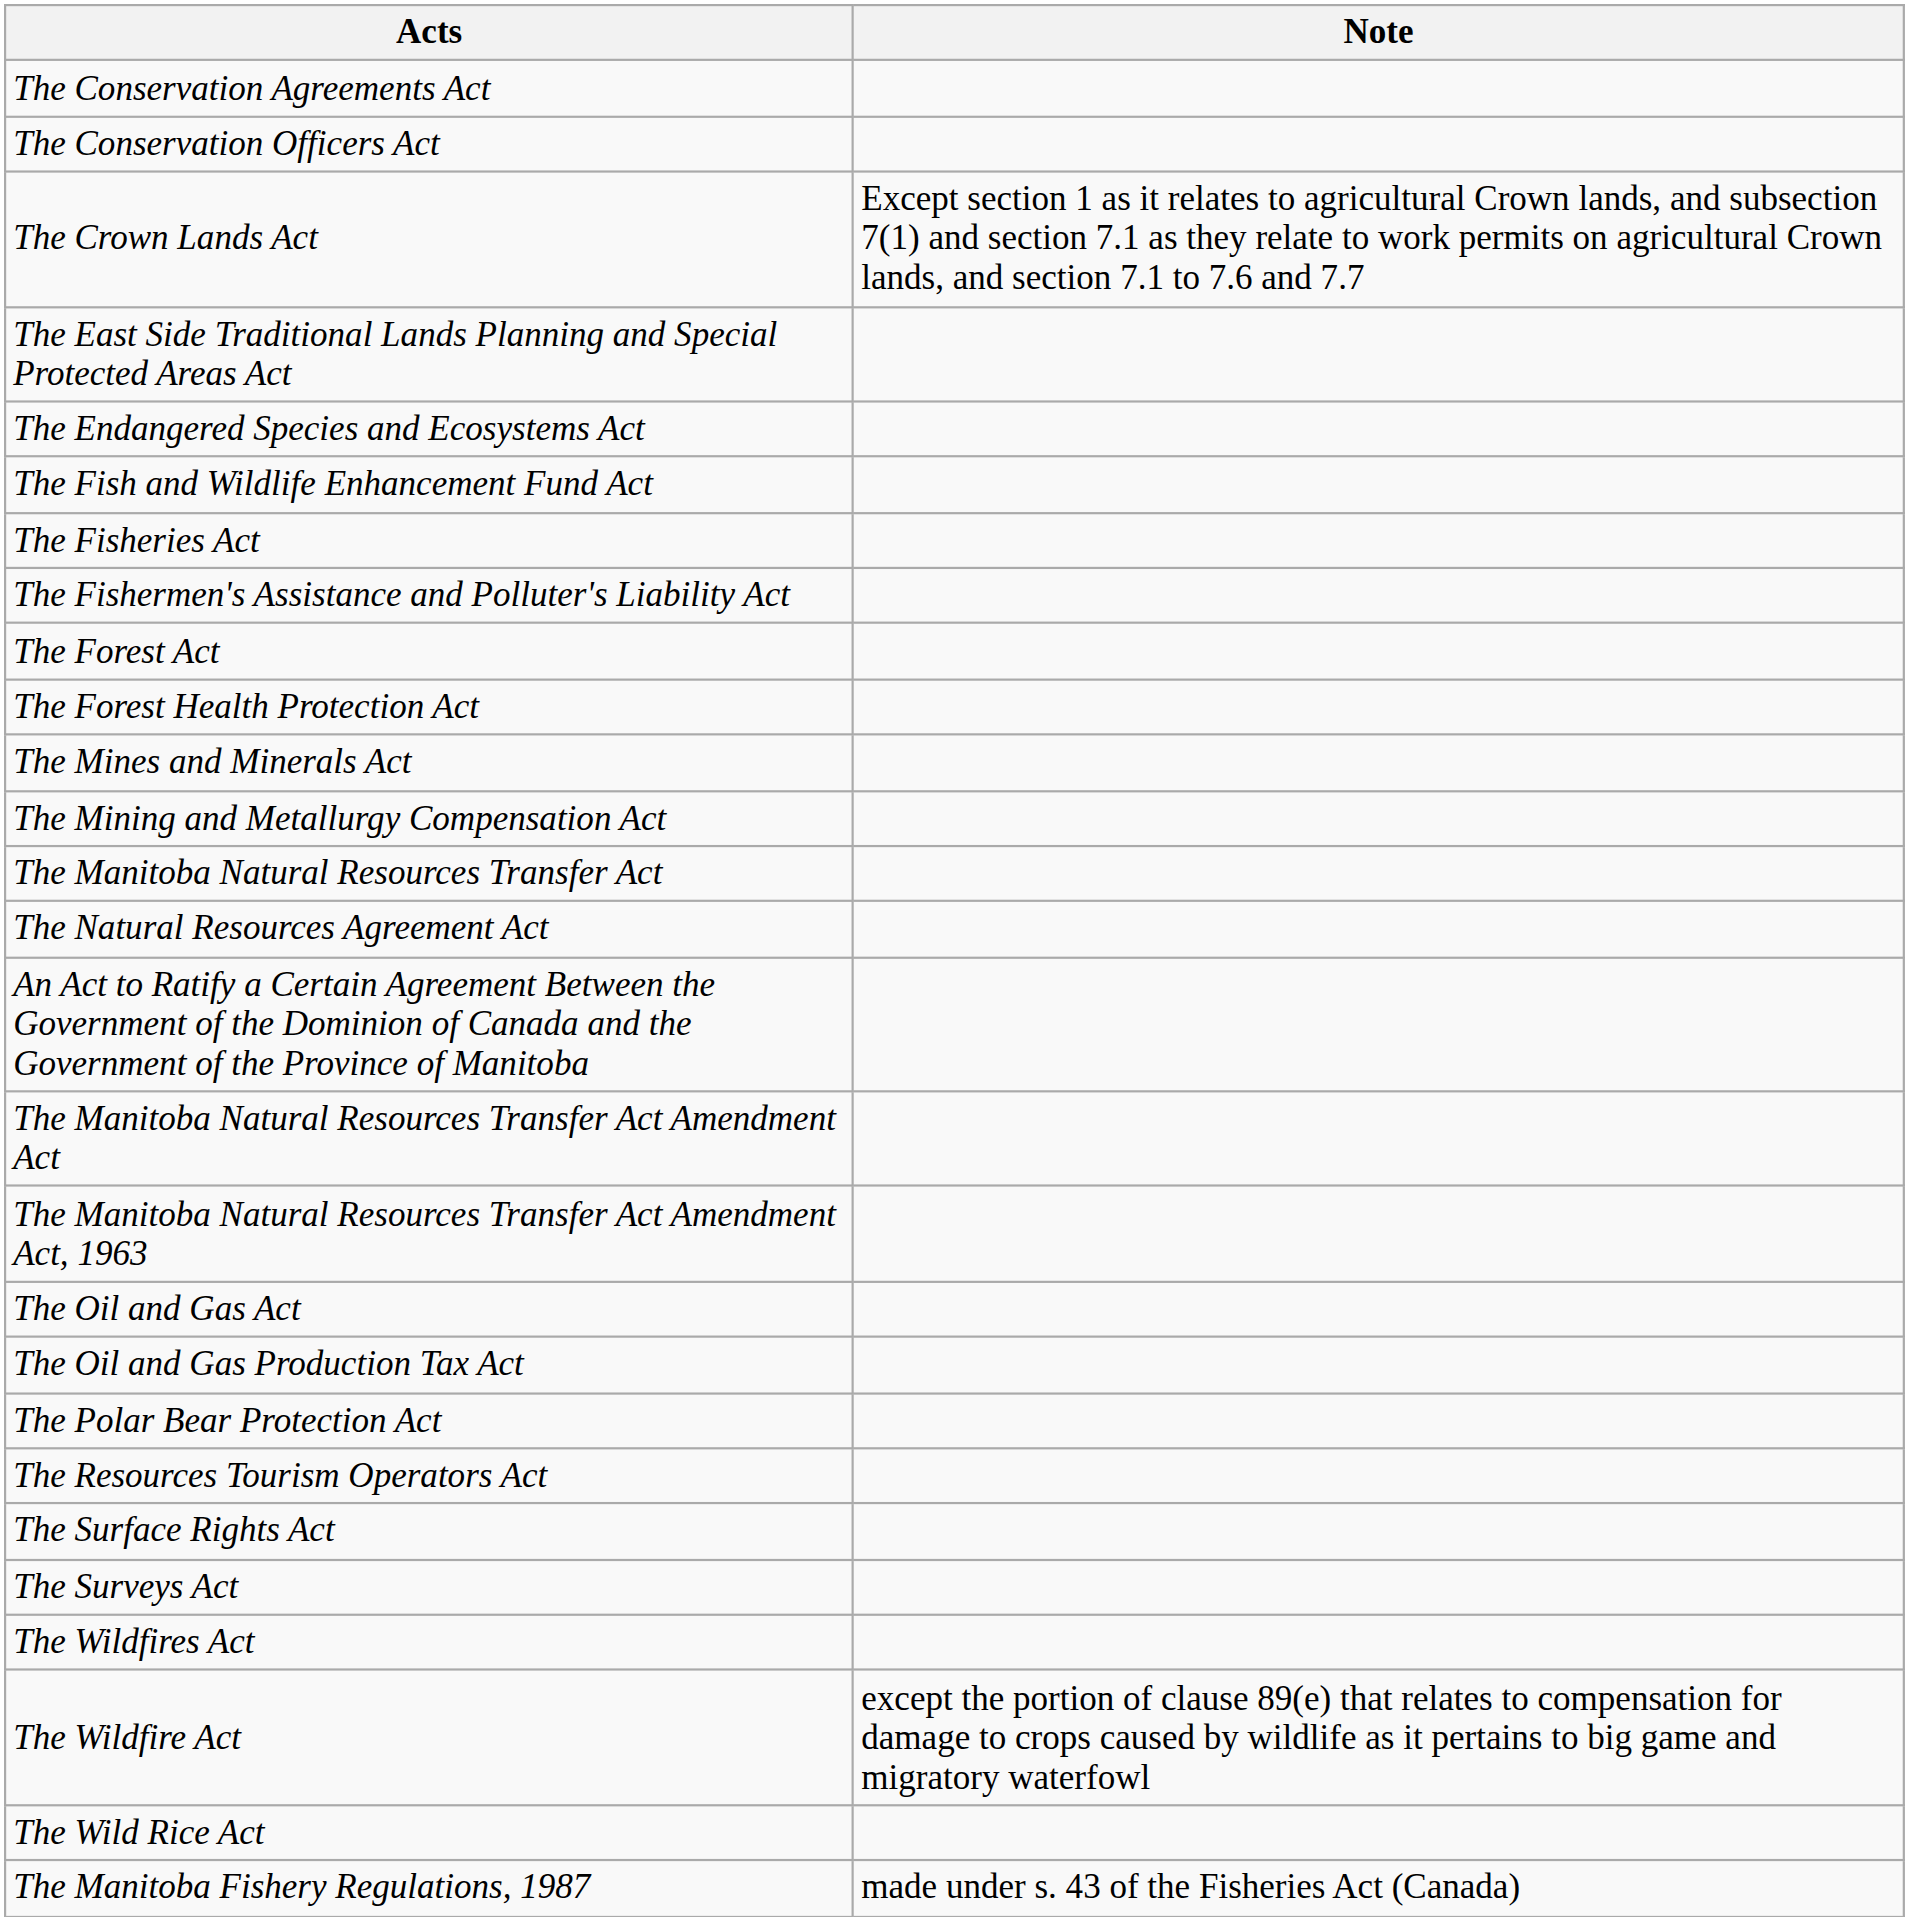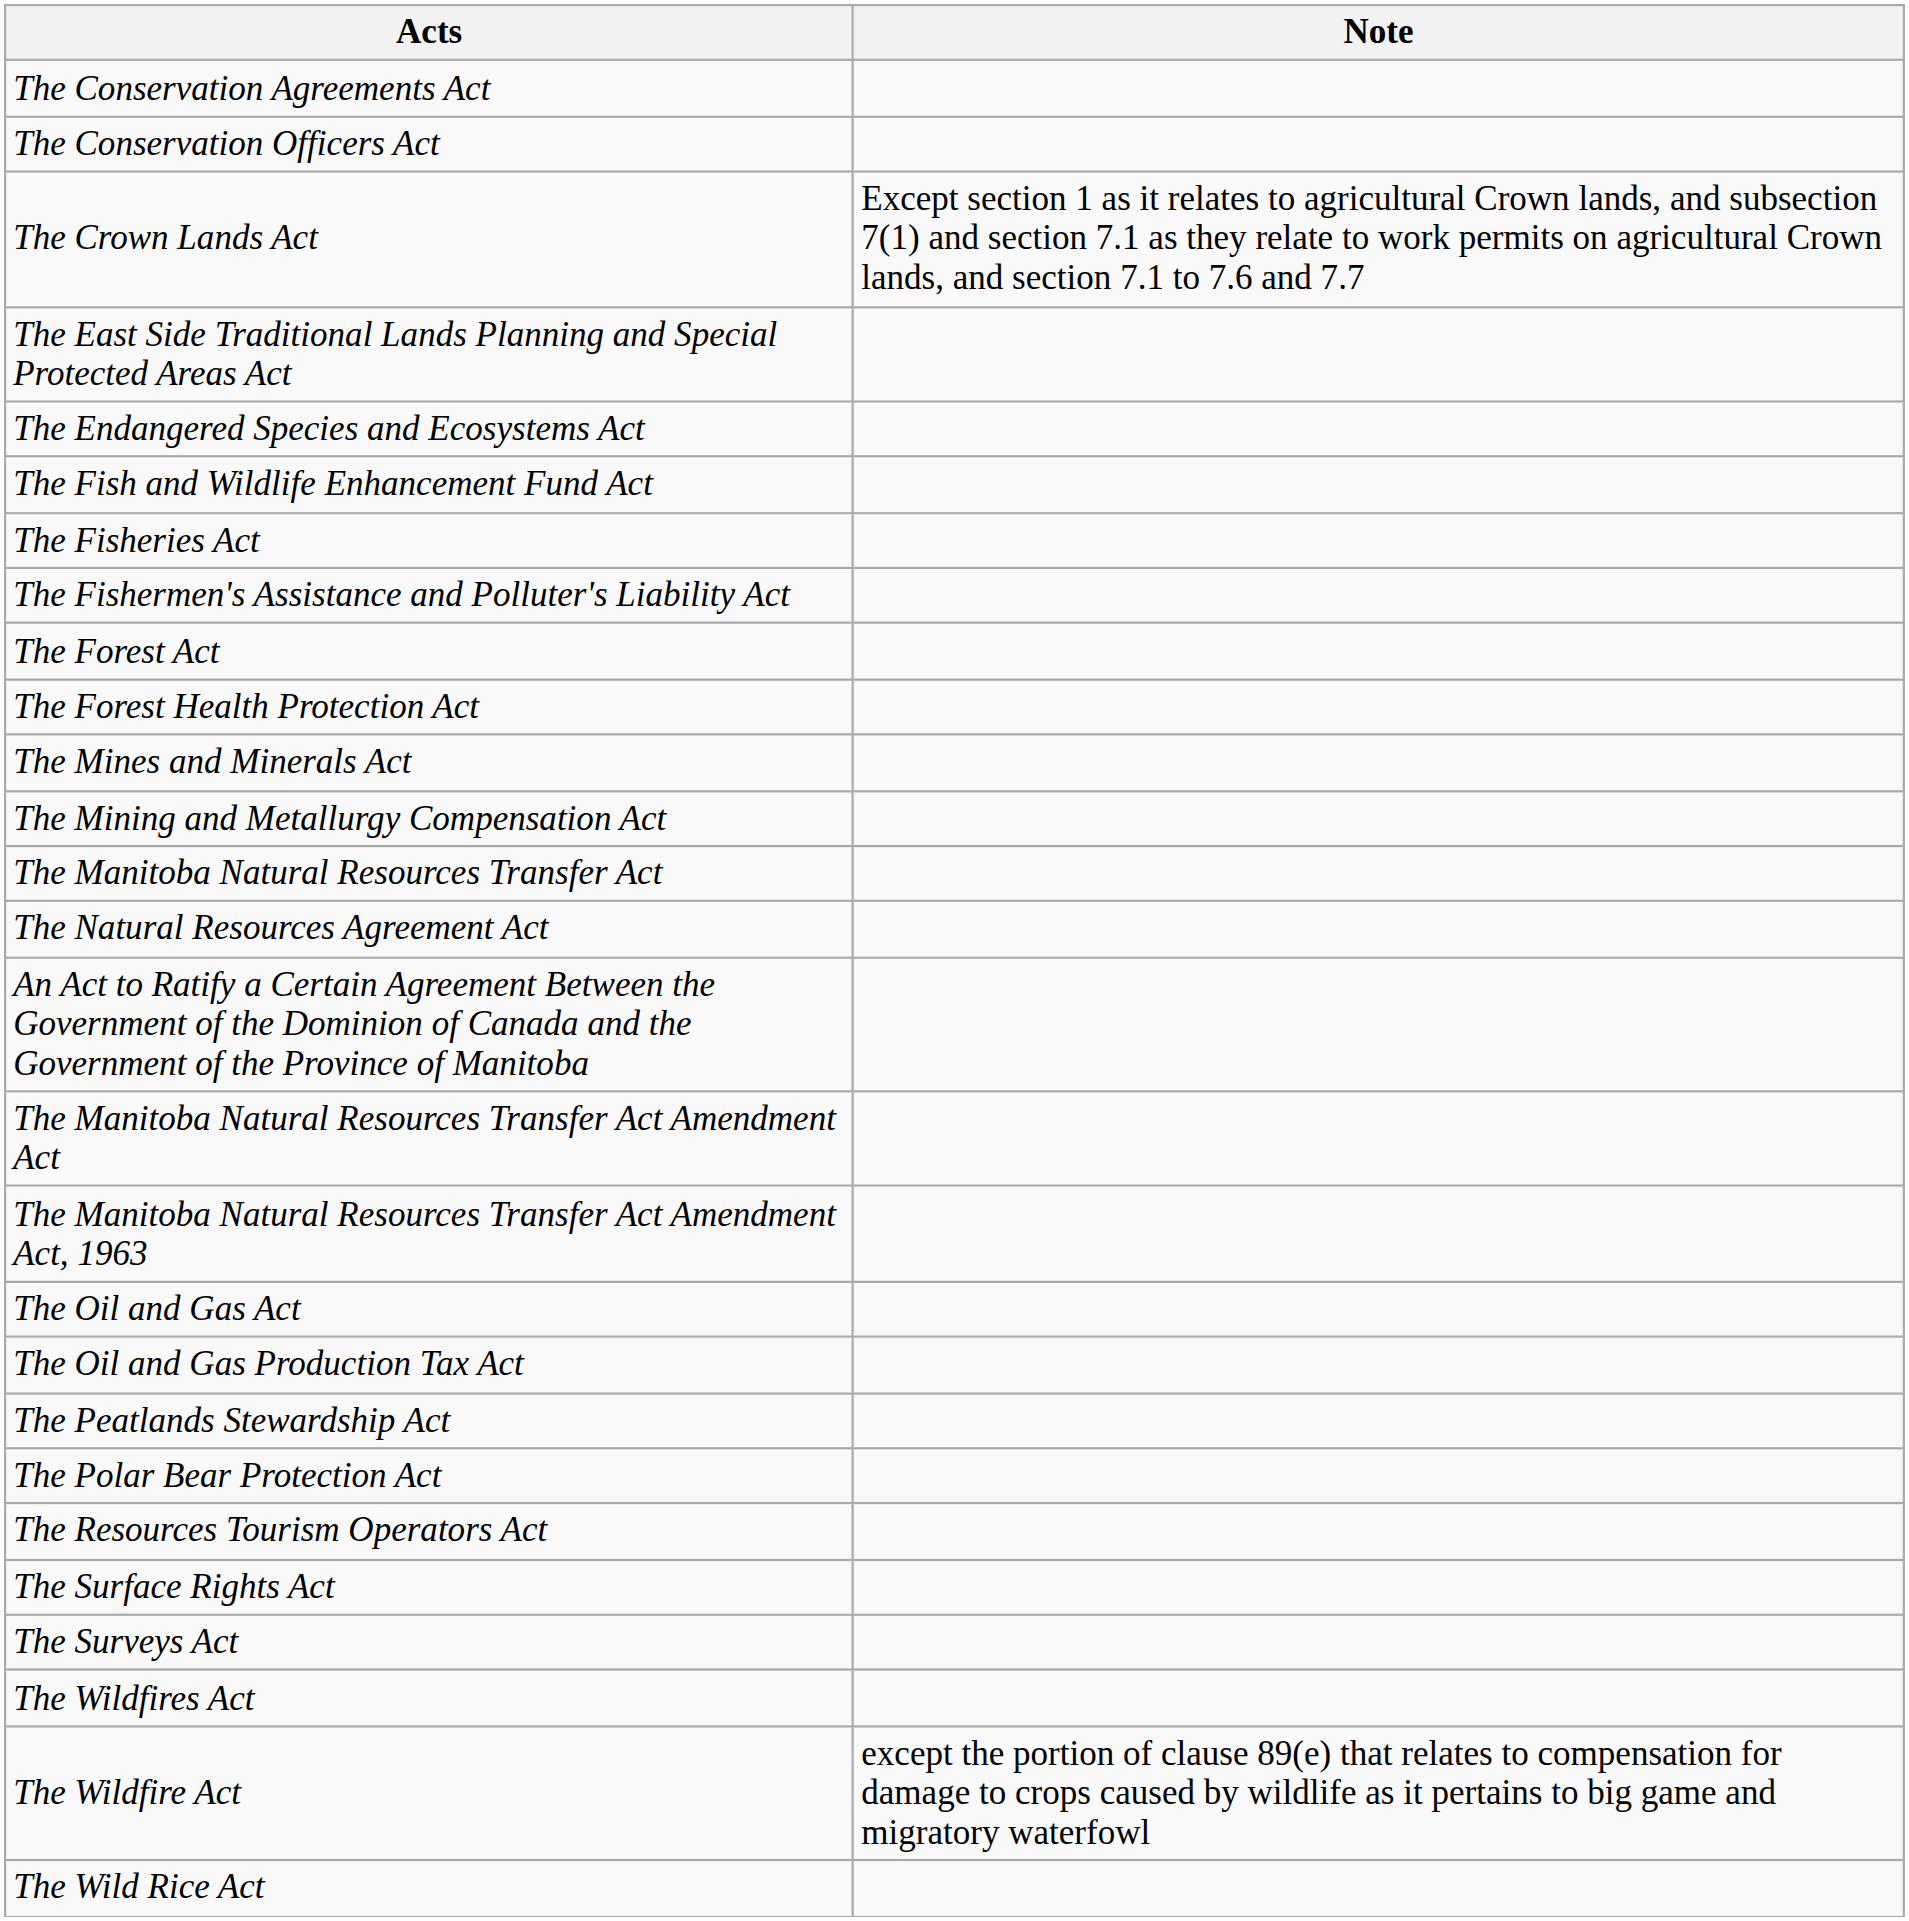+ row: (232, 1419)
- row: (302, 1887)
